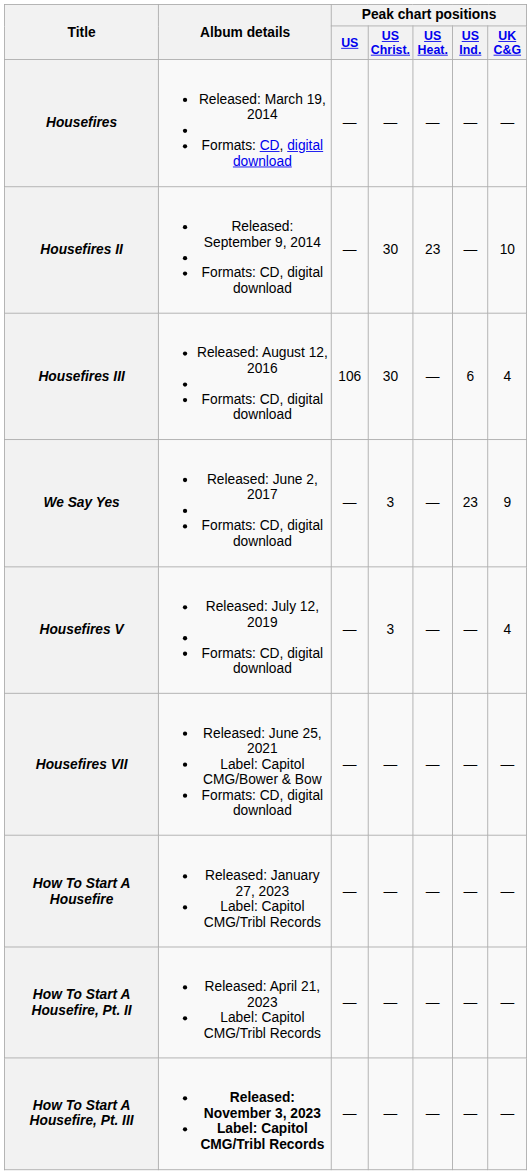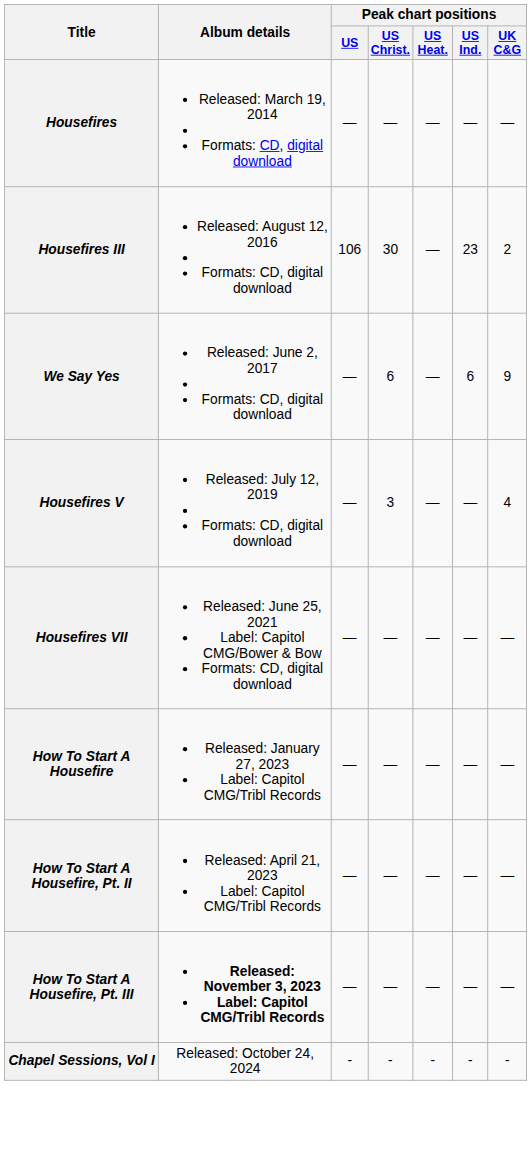- row: (82, 249)
(470, 376) 6 -> (470, 249) 23
(507, 376) 4 -> (507, 249) 2
(390, 503) 3 -> (390, 376) 6
(470, 503) 23 -> (470, 376) 6
+ row: (82, 1061)
